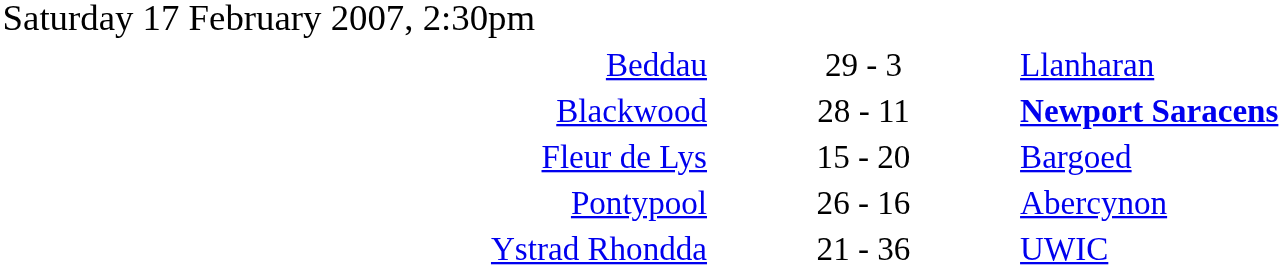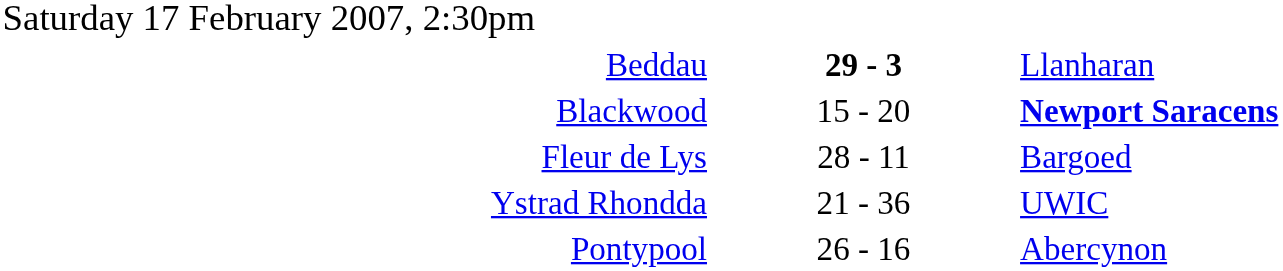(864, 64) normal -> (864, 64) bold
(864, 110) 28 - 11 -> (864, 110) 15 - 20
(864, 156) 15 - 20 -> (864, 156) 28 - 11
rows swapped: (639, 202) <-> (599, 248)
